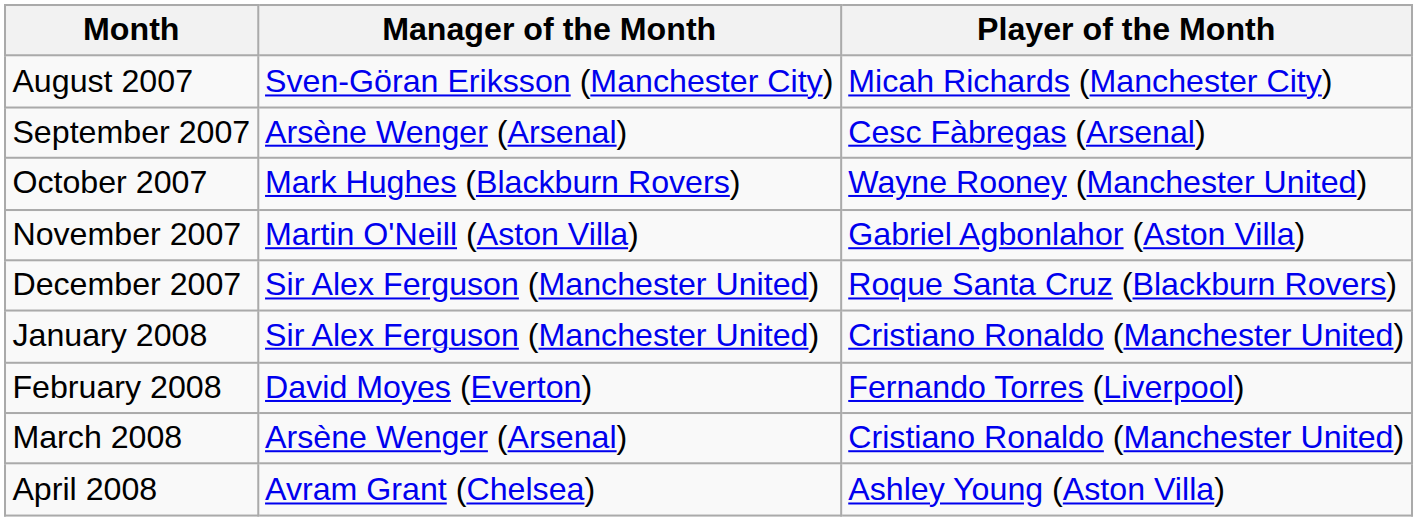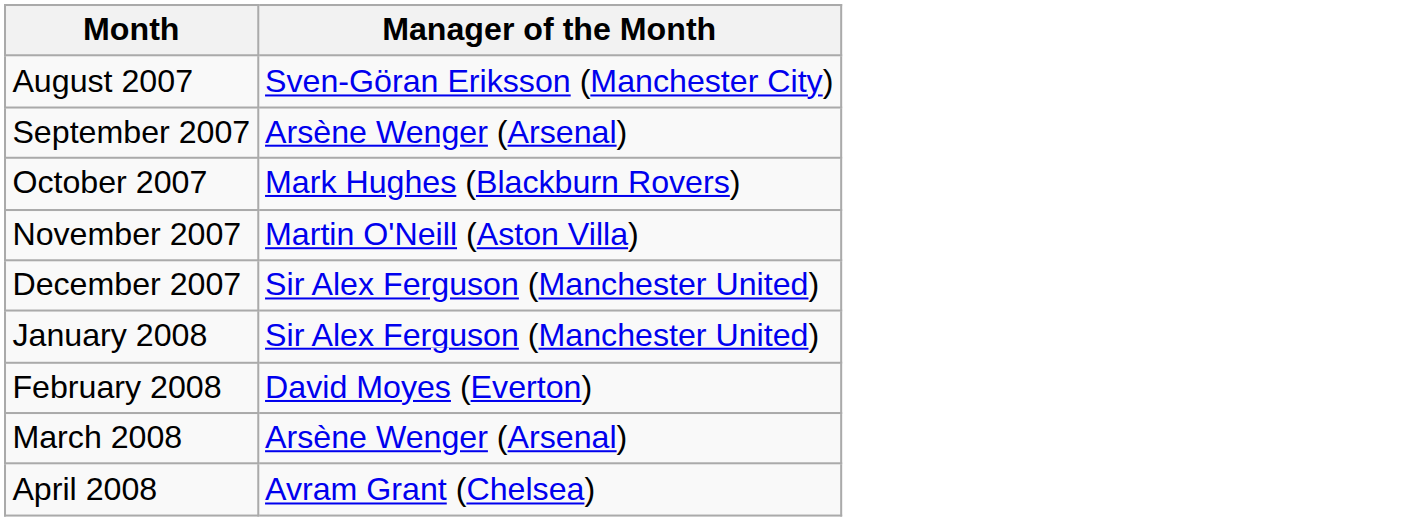- column: (1126, 30)
